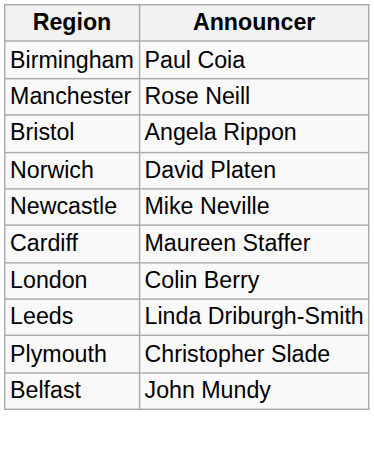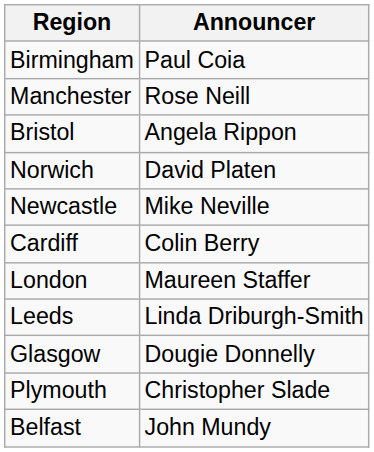(228, 243) Maureen Staffer -> (202, 243) Colin Berry
(202, 280) Colin Berry -> (228, 280) Maureen Staffer
+ row: (55, 354)
